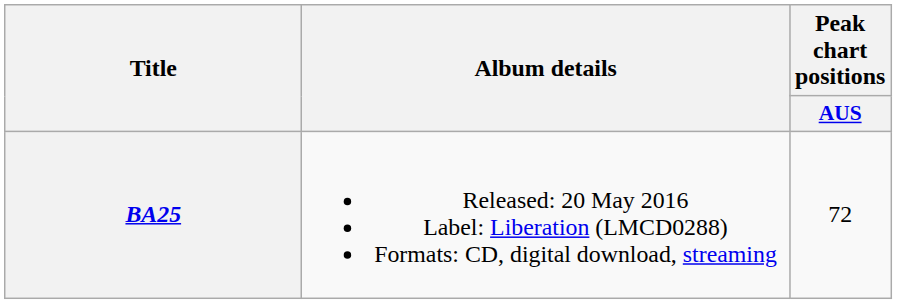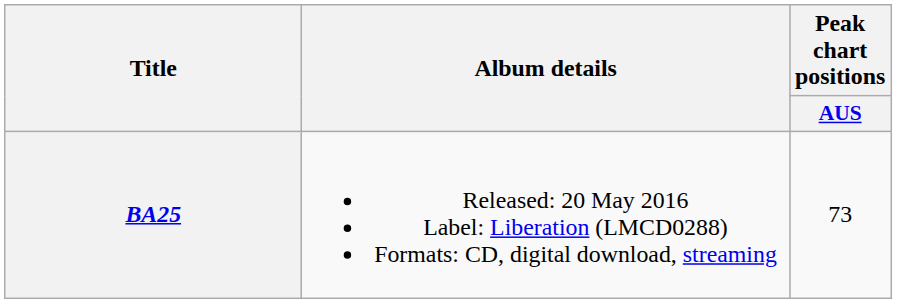(840, 214) 72 -> (840, 214) 73
